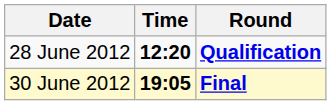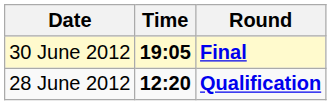rows swapped: (70, 52) <-> (70, 83)
